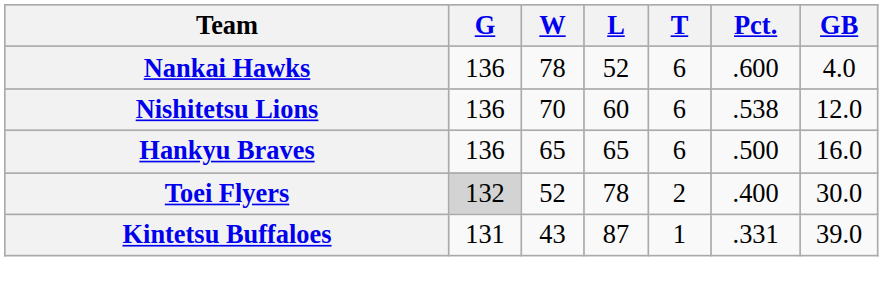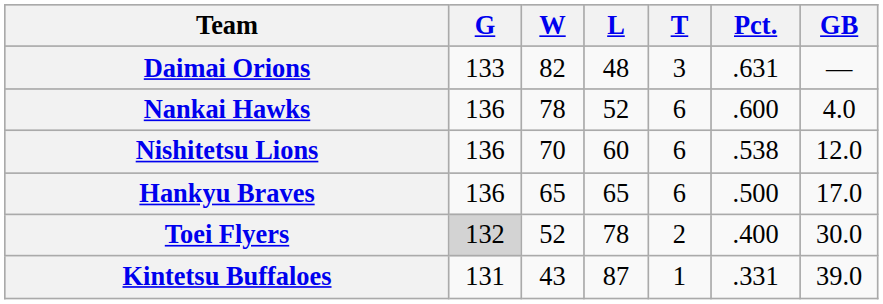+ row: (227, 67)
(839, 151) 16.0 -> (839, 192) 17.0
